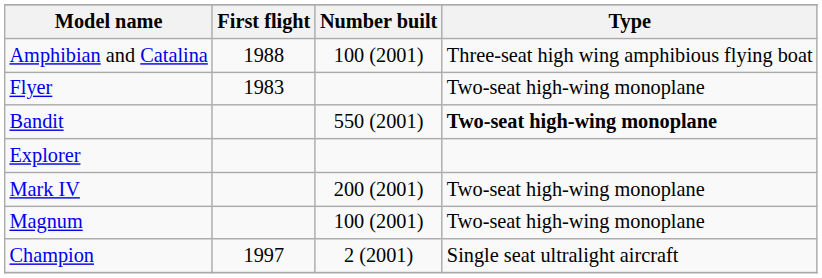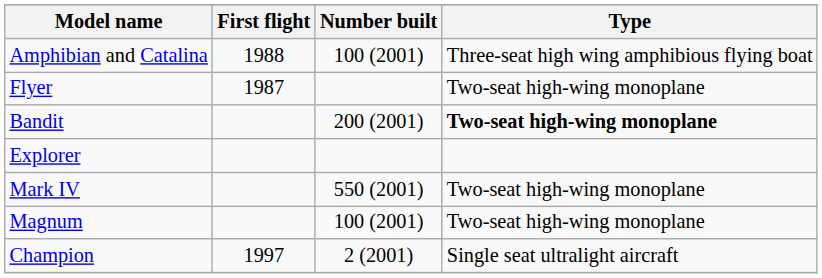(264, 88) 1983 -> (264, 88) 1987
(379, 122) 550 (2001) -> (379, 122) 200 (2001)
(379, 189) 200 (2001) -> (379, 189) 550 (2001)
